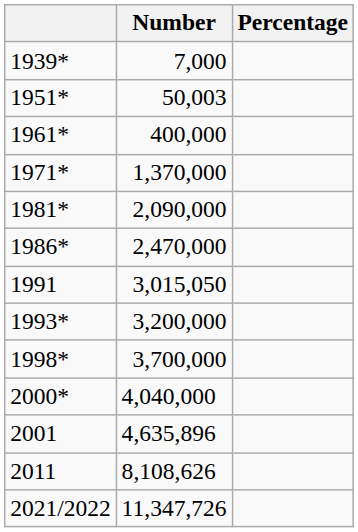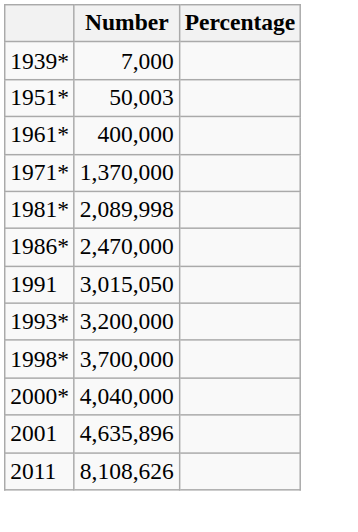(180, 209) 2,090,000 -> (127, 209) 2,089,998
- row: (60, 508)
